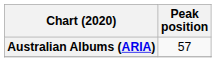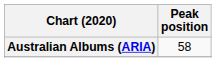(185, 47) 57 -> (185, 47) 58
